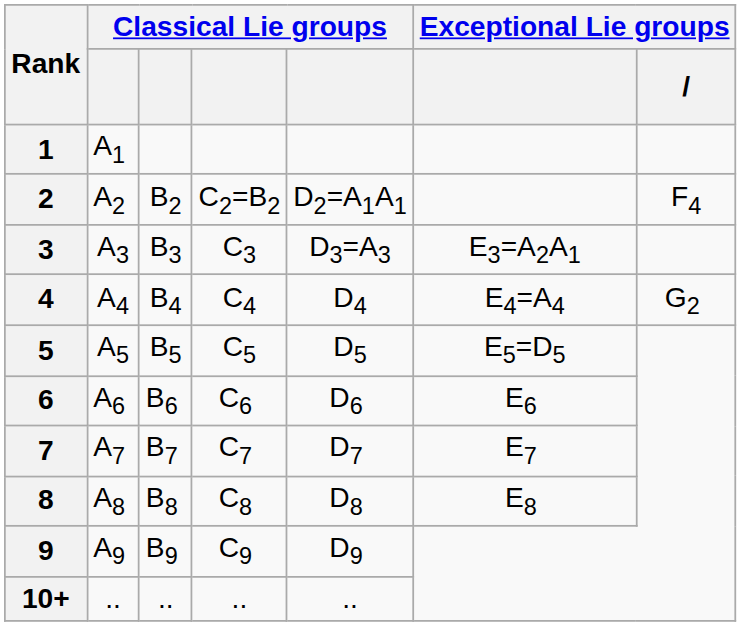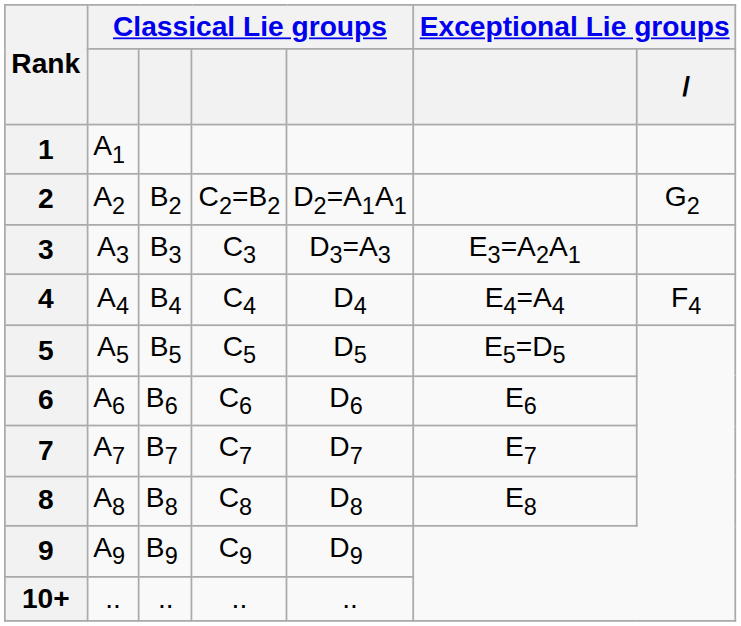(686, 200) F4 -> (686, 200) G2
(686, 300) G2 -> (686, 300) F4
